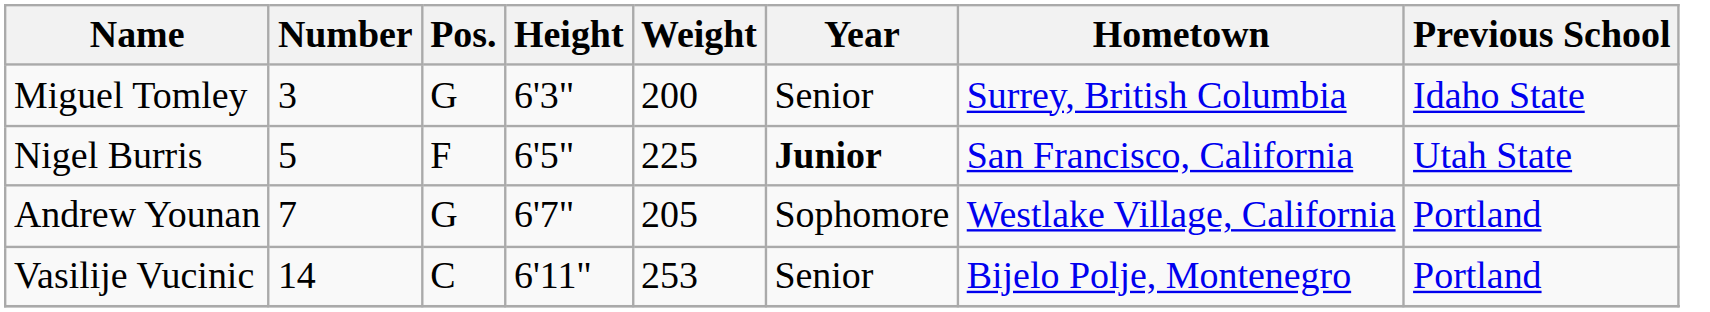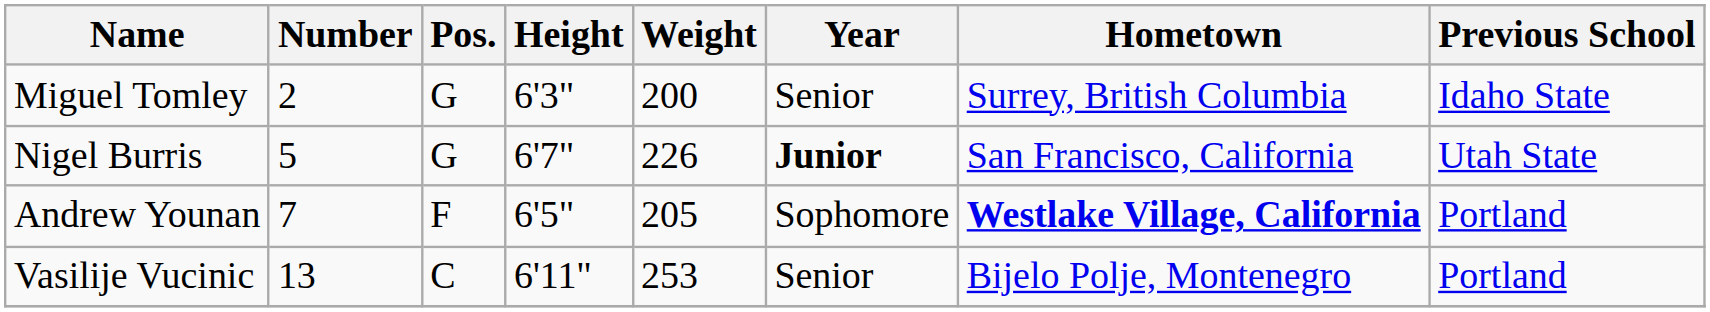(287, 94) 3 -> (287, 94) 2
(441, 154) F -> (444, 154) G
(544, 154) 6'5" -> (544, 154) 6'7"
(669, 154) 225 -> (669, 154) 226
(444, 214) G -> (441, 214) F
(544, 214) 6'7" -> (544, 214) 6'5"
(1181, 214) normal -> (1194, 214) bold
(297, 275) 14 -> (297, 275) 13
